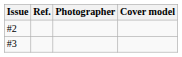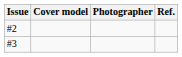columns swapped: (147, 12) <-> (42, 12)
